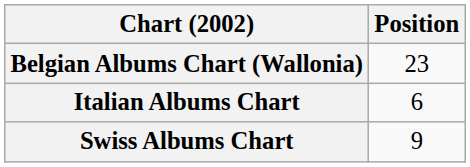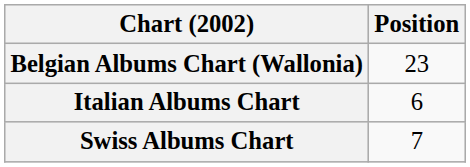(417, 141) 9 -> (417, 141) 7
